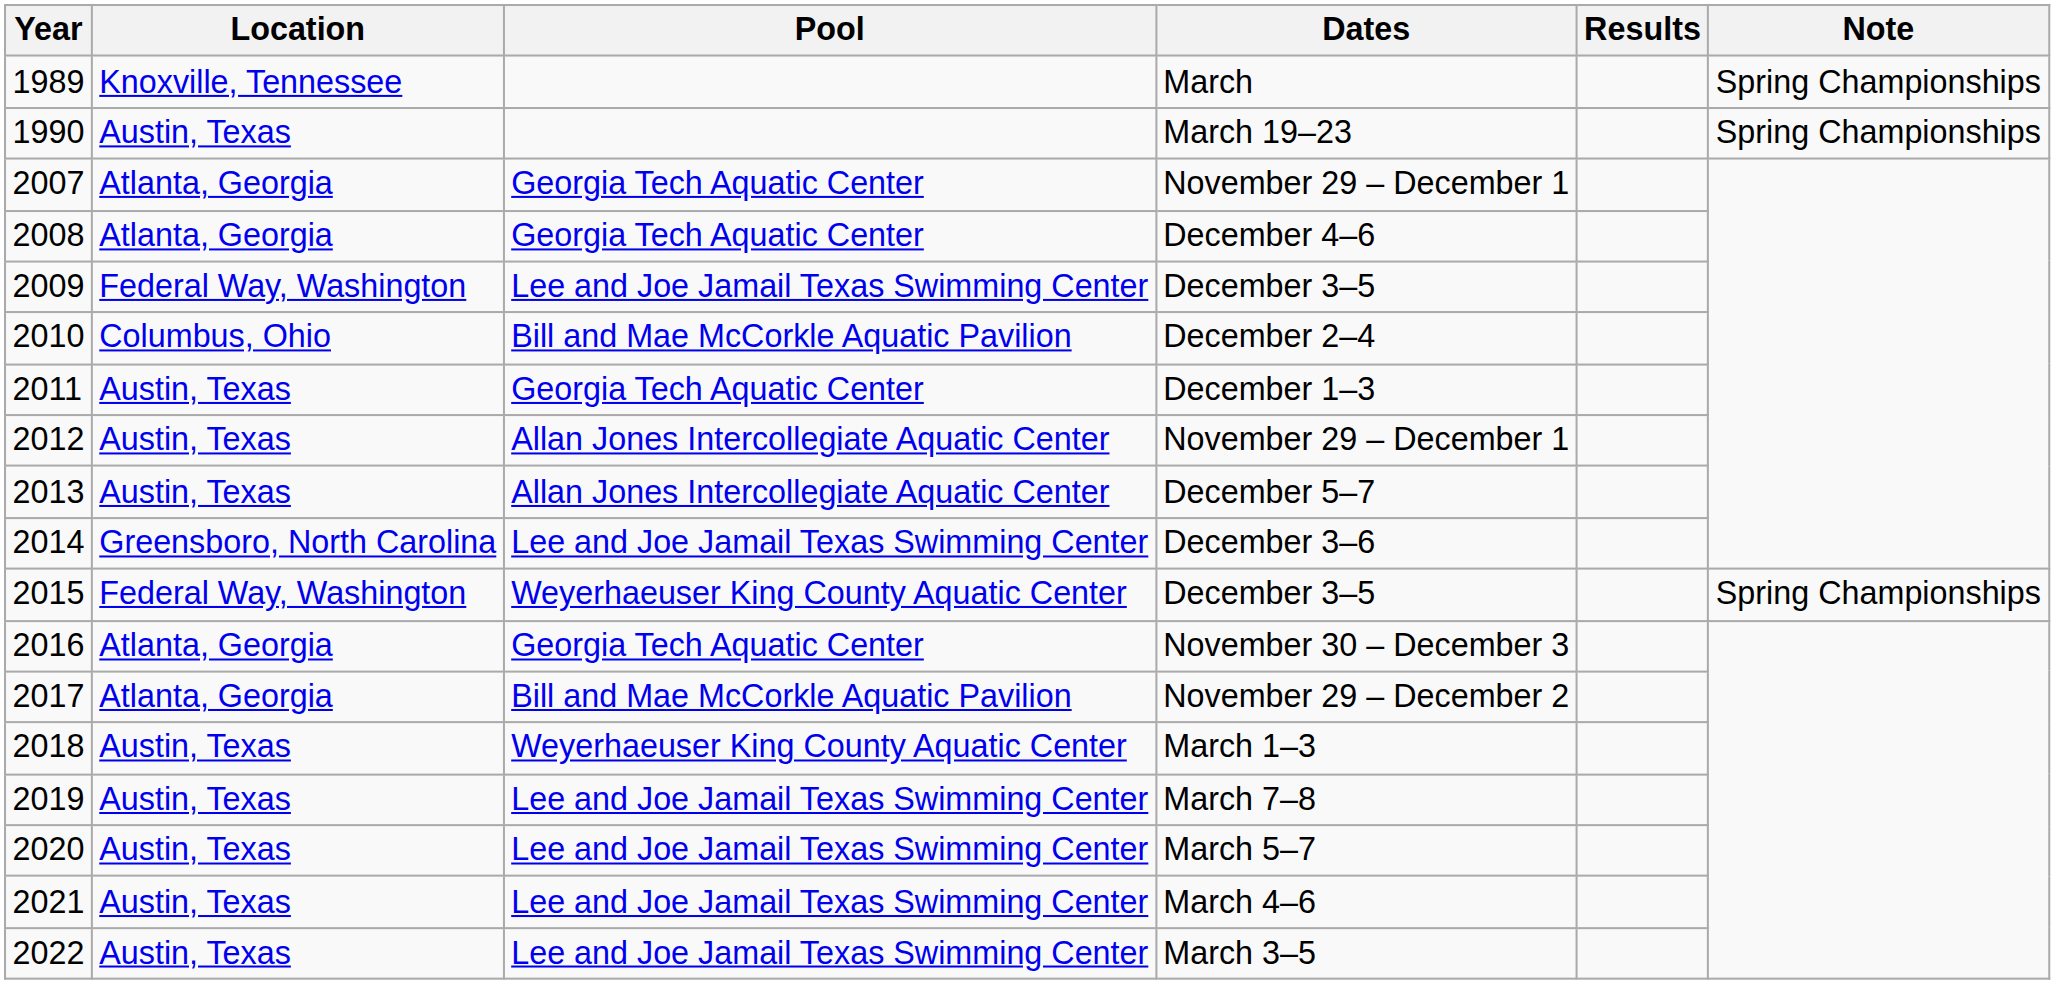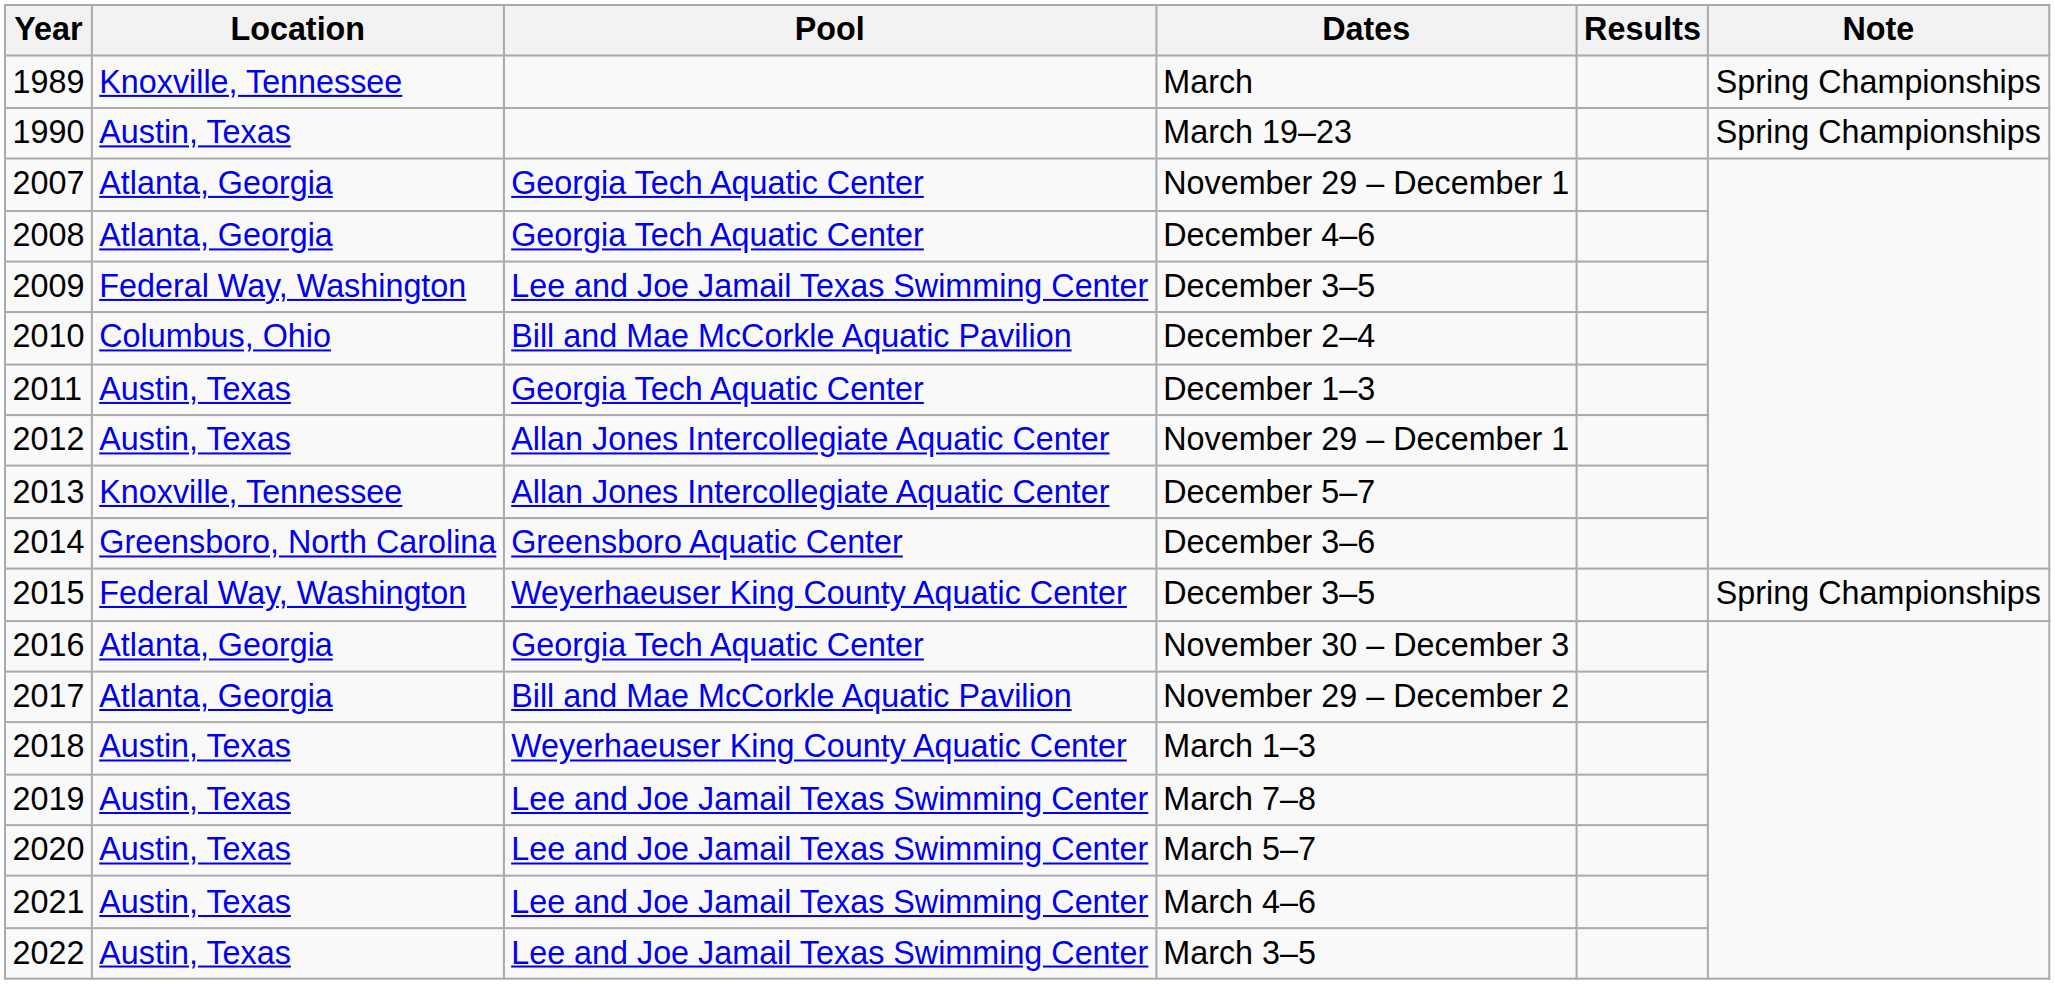(195, 491) Austin, Texas -> (251, 491) Knoxville, Tennessee
(830, 542) Lee and Joe Jamail Texas Swimming Center -> (707, 542) Greensboro Aquatic Center
